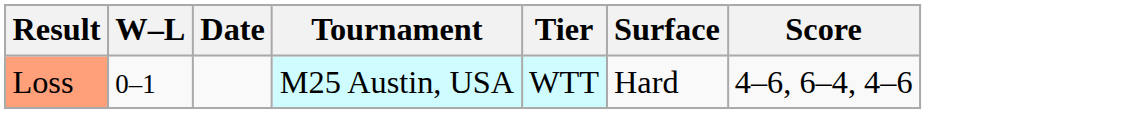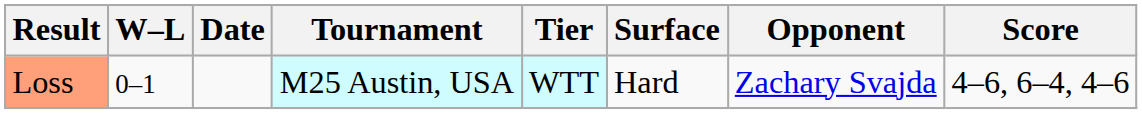+ column: (836, 30)
